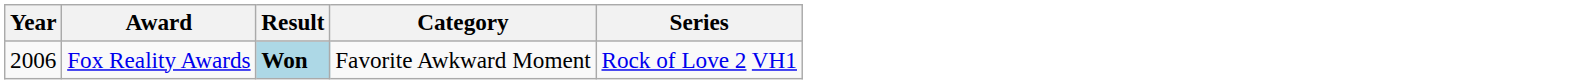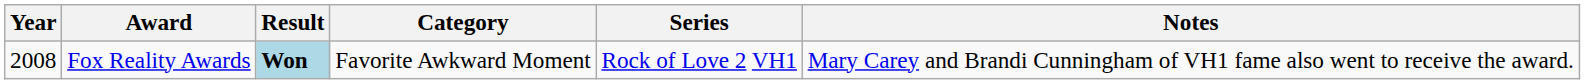+ column: (1191, 22)
(33, 59) 2006 -> (33, 59) 2008
